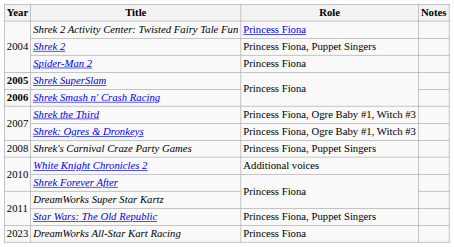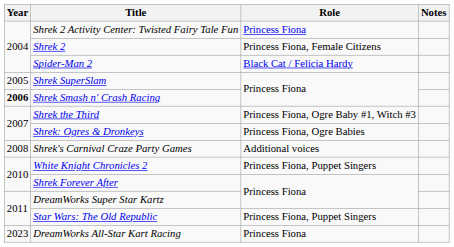(310, 47) Princess Fiona, Puppet Singers -> (312, 47) Princess Fiona, Female Citizens
(275, 64) Princess Fiona -> (298, 64) Black Cat / Felicia Hardy
(18, 81) bold -> (18, 81) normal
(330, 132) Princess Fiona, Ogre Baby #1, Witch #3 -> (304, 132) Princess Fiona, Ogre Babies
(310, 149) Princess Fiona, Puppet Singers -> (281, 149) Additional voices
(281, 166) Additional voices -> (310, 166) Princess Fiona, Puppet Singers
